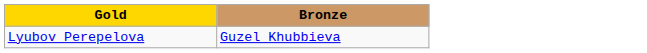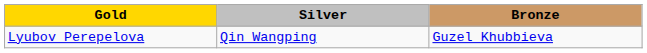+ column: (323, 15)
